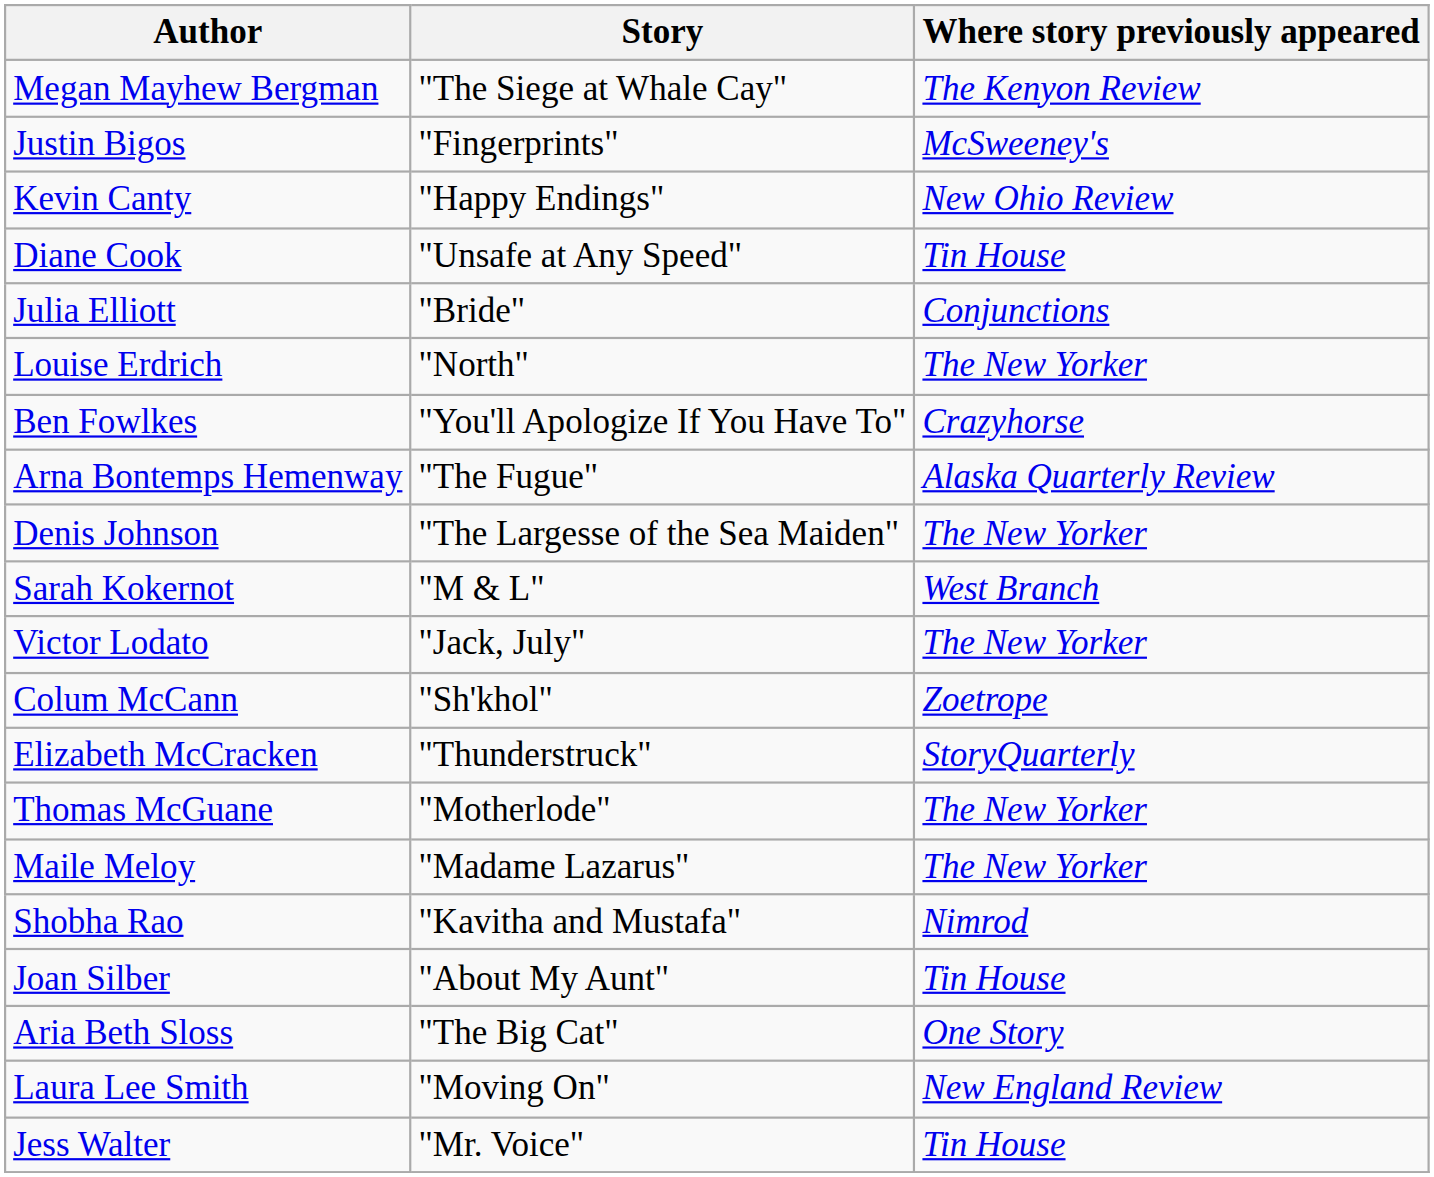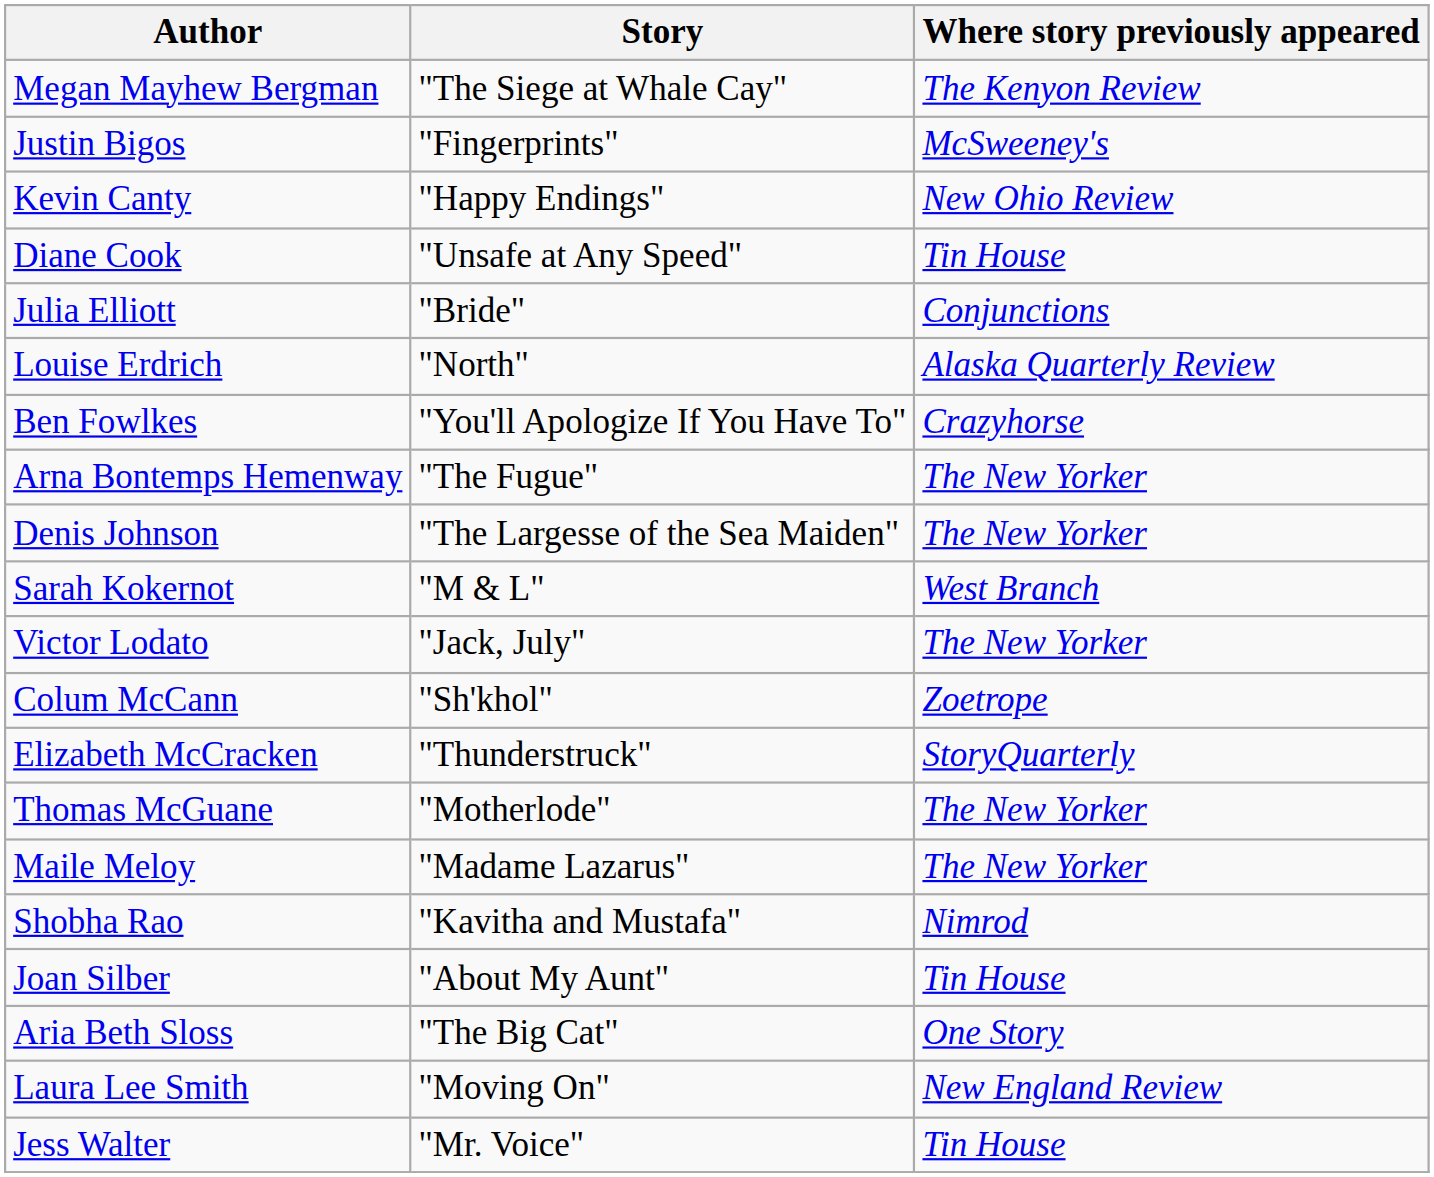(1035, 365) The New Yorker -> (1099, 365) Alaska Quarterly Review
(1099, 476) Alaska Quarterly Review -> (1035, 476) The New Yorker
